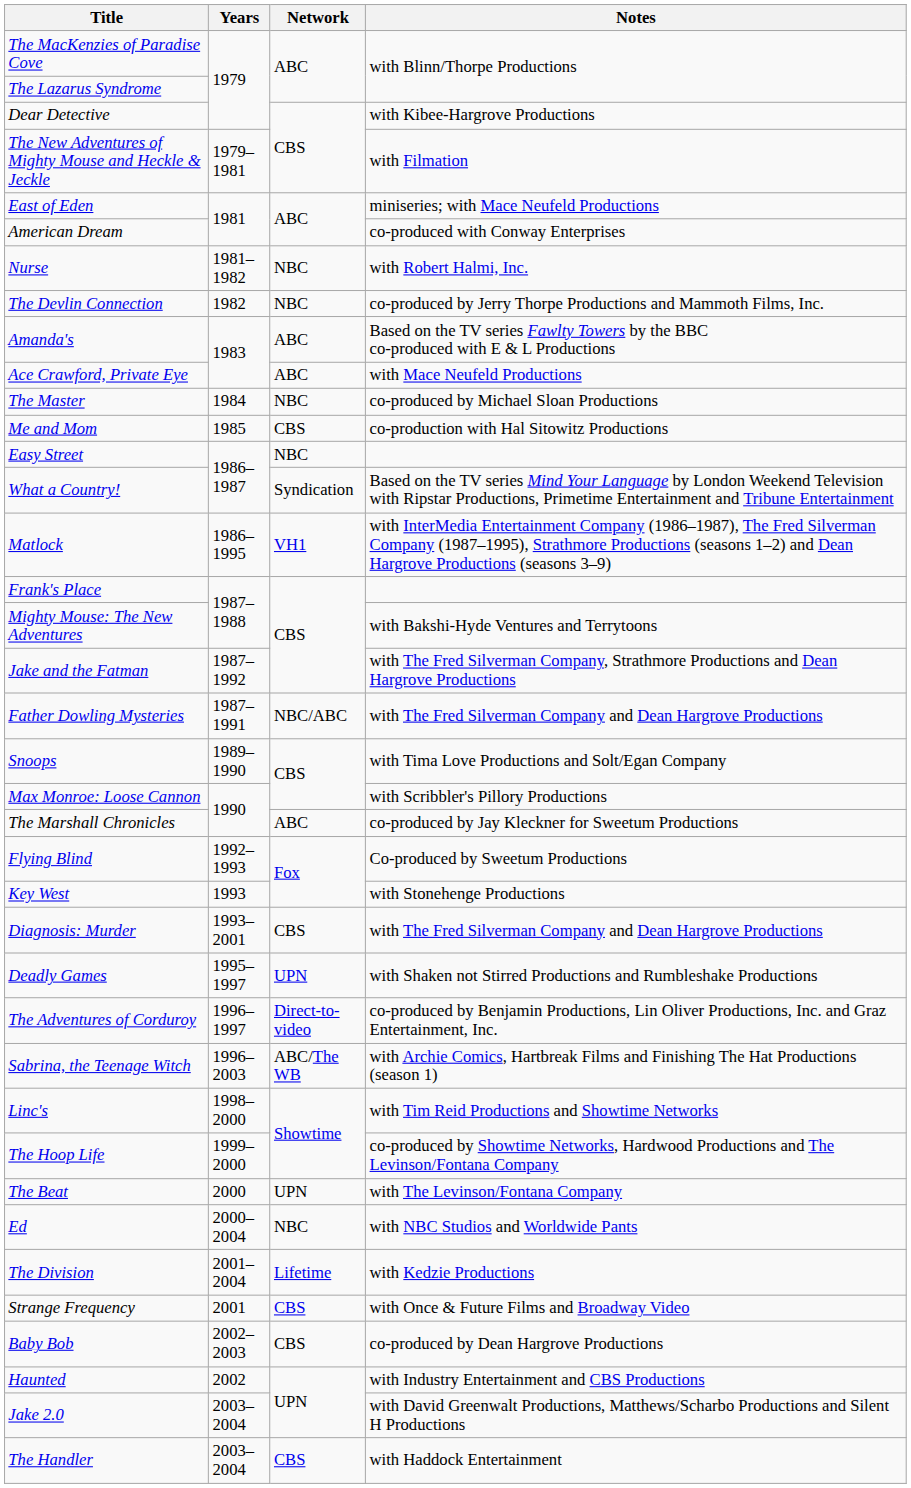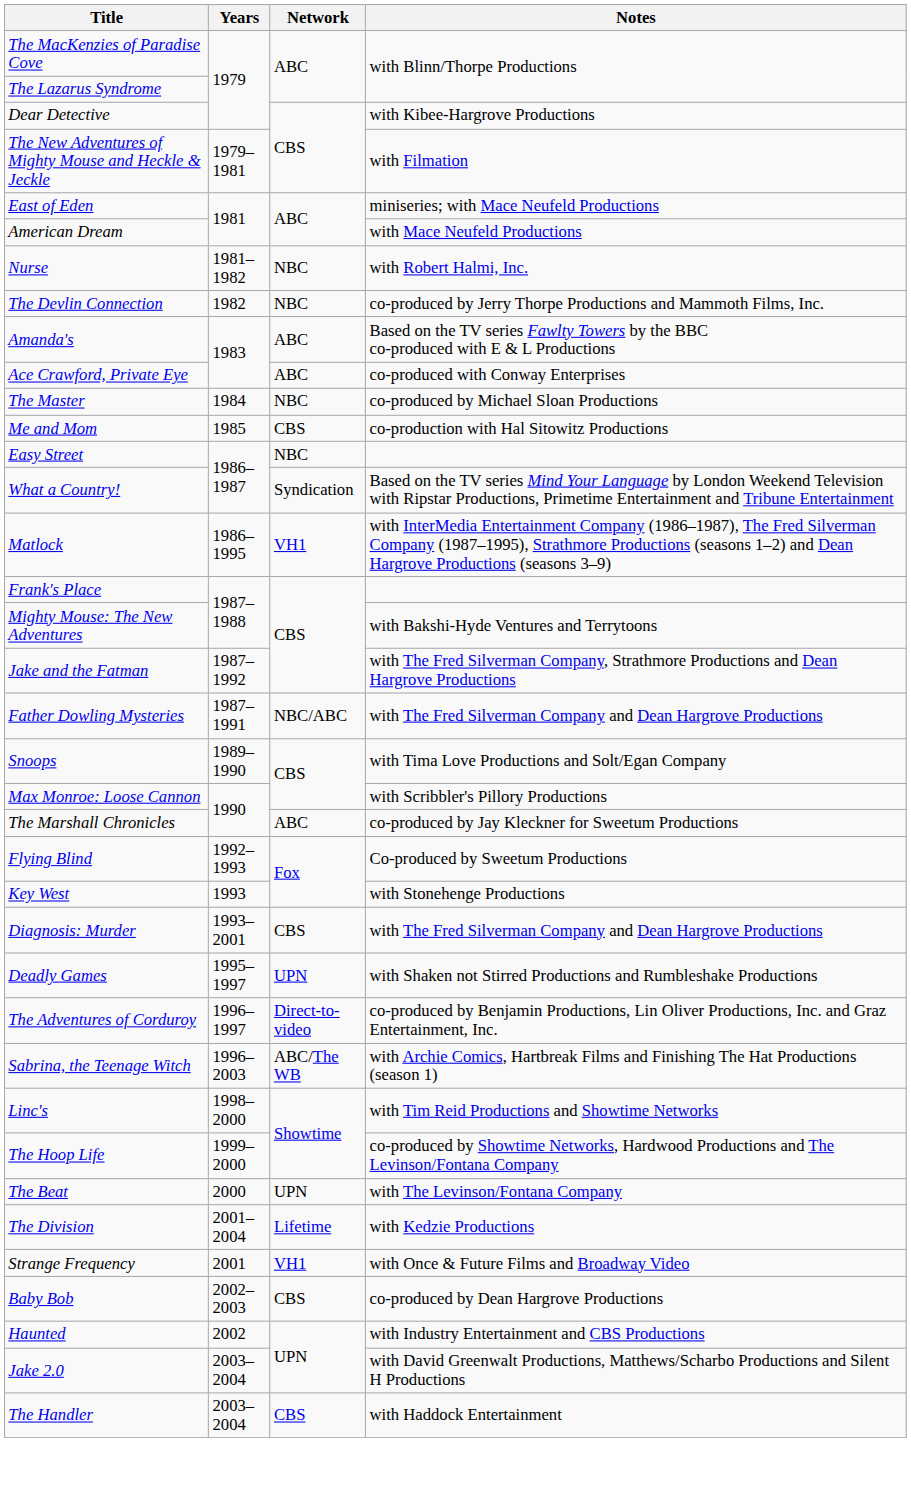(497, 232) co-produced with Conway Enterprises -> (476, 232) with Mace Neufeld Productions
(476, 375) with Mace Neufeld Productions -> (497, 375) co-produced with Conway Enterprises
- row: (18, 1227)
(290, 1308) CBS -> (290, 1262) VH1
